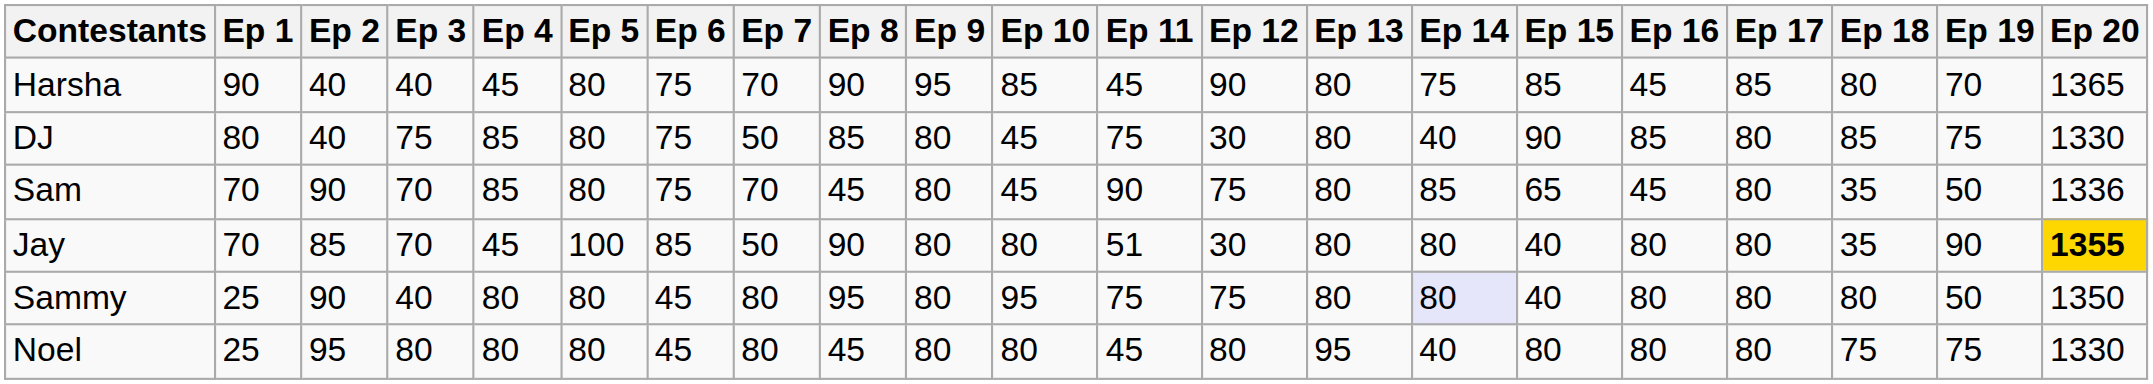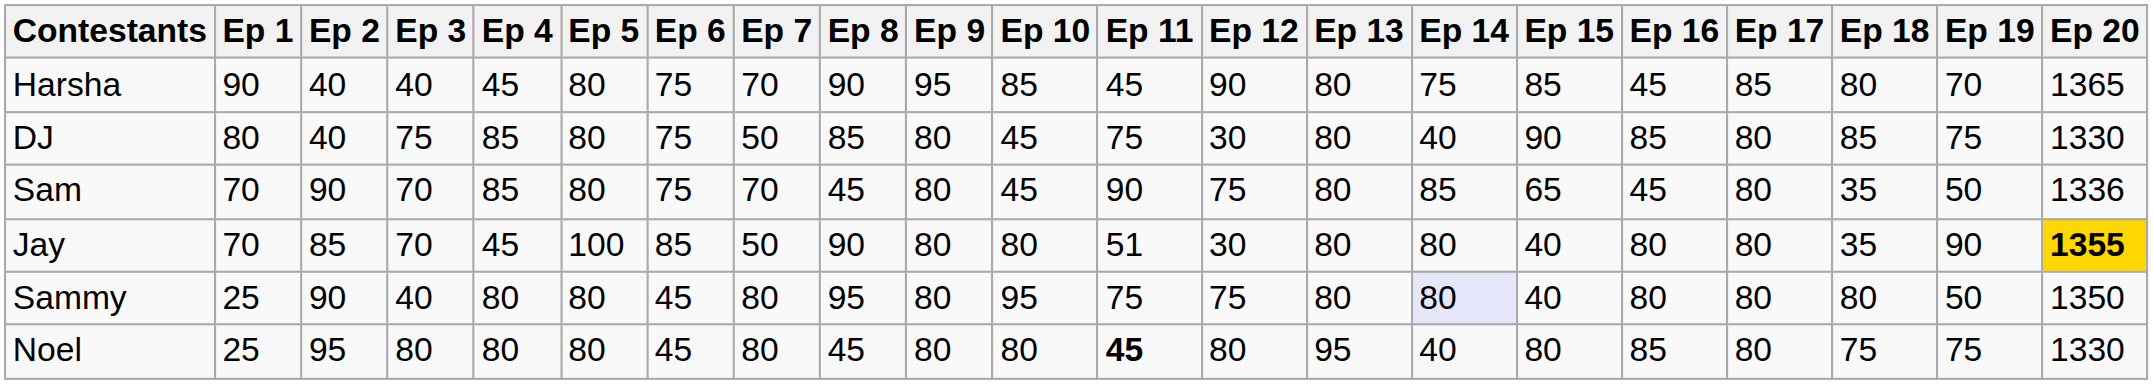(1124, 350) normal -> (1124, 350) bold
(1648, 350) 80 -> (1648, 350) 85
